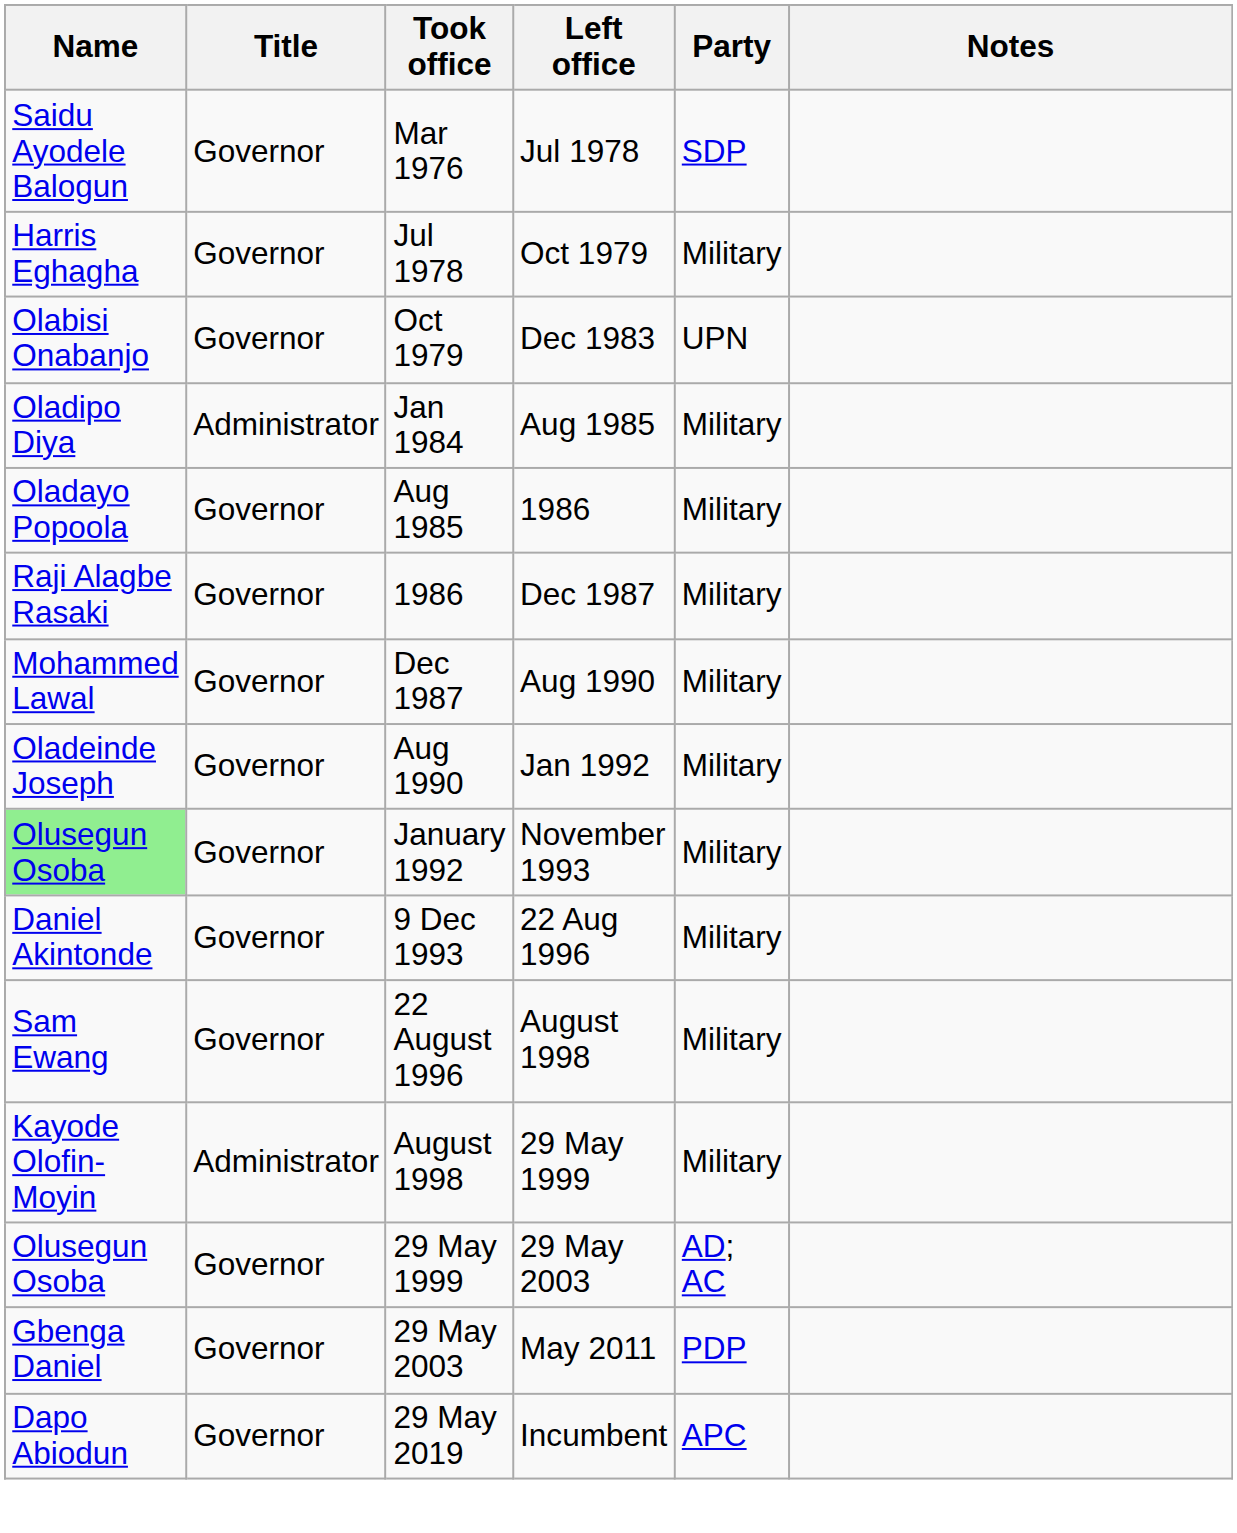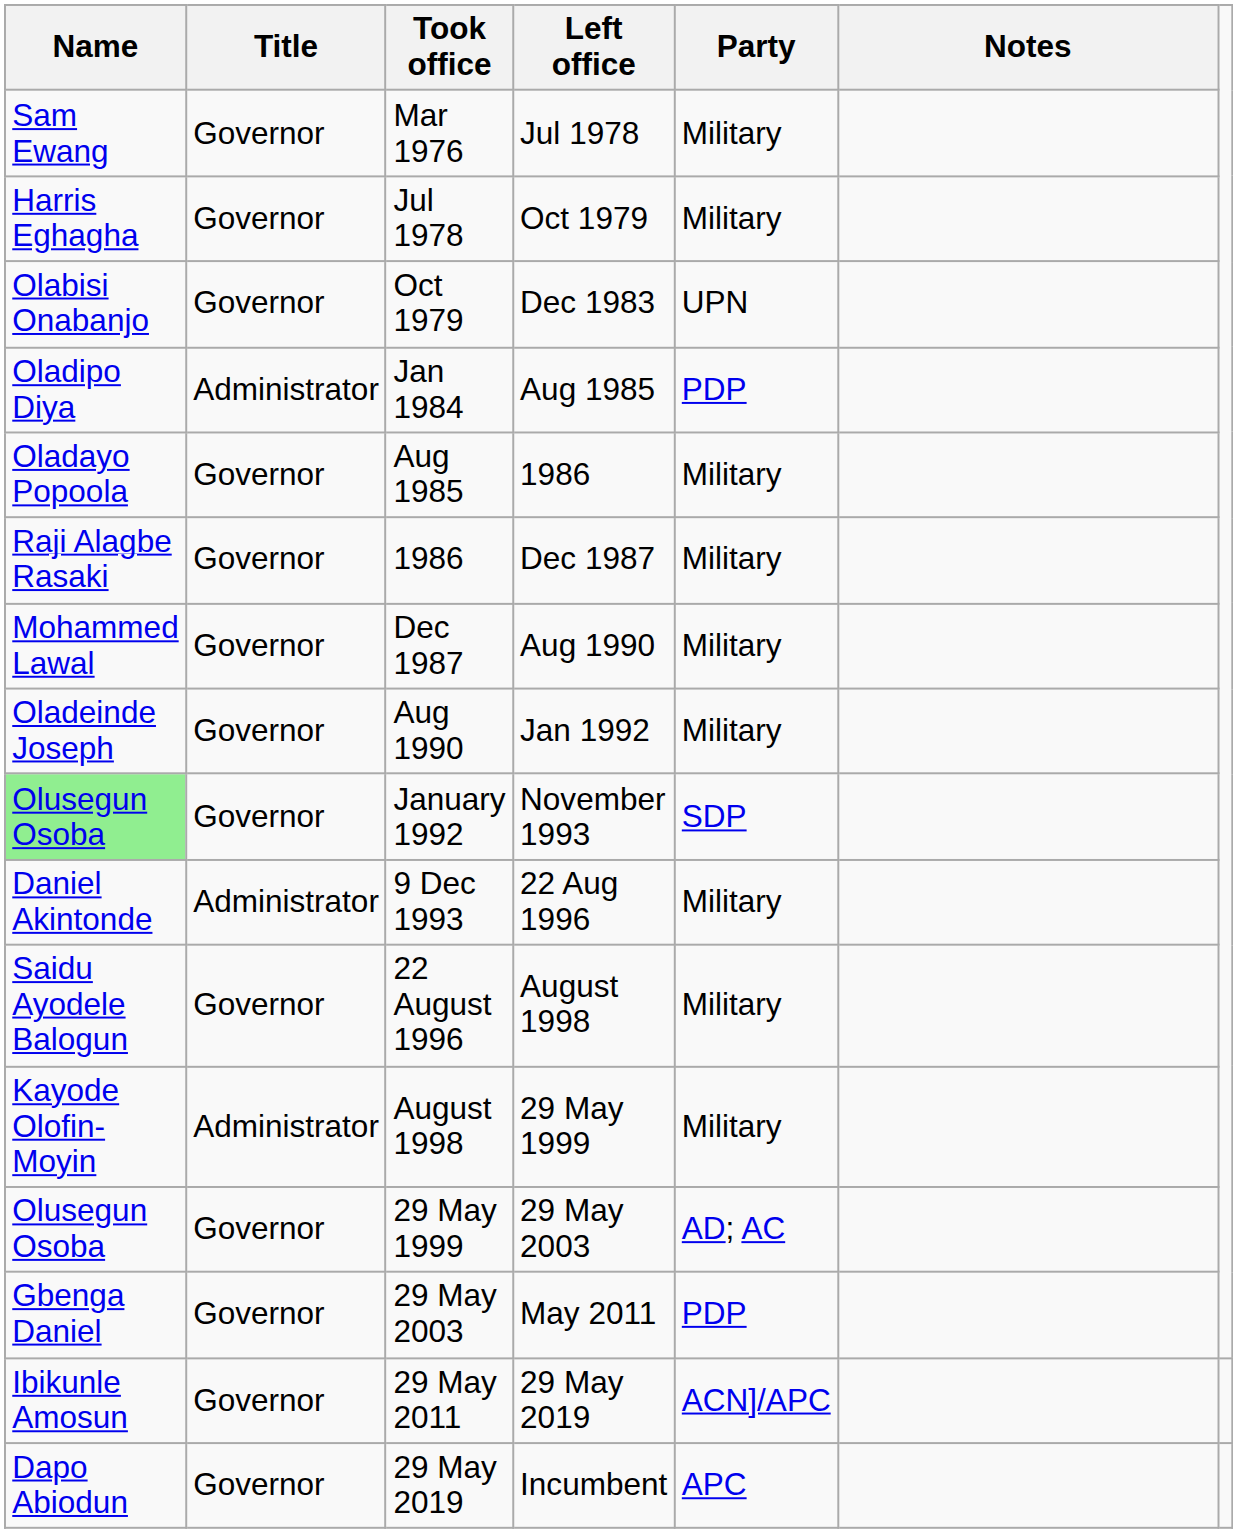(70, 150) Saidu Ayodele Balogun -> (60, 132) Sam Ewang
(714, 150) SDP -> (732, 132) Military
(732, 424) Military -> (714, 389) PDP
(732, 851) Military -> (714, 816) SDP
(259, 937) Governor -> (286, 901) Administrator
(60, 1040) Sam Ewang -> (70, 1004) Saidu Ayodele Balogun
+ row: (445, 1399)
